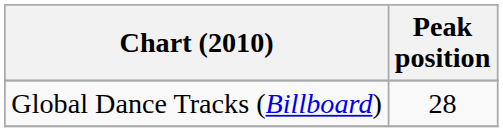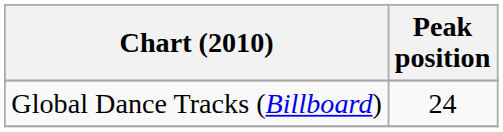(443, 103) 28 -> (443, 103) 24
